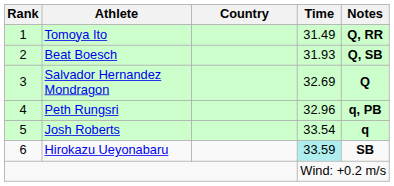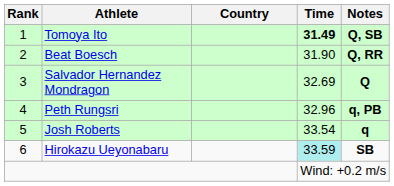(319, 34) normal -> (319, 34) bold
(365, 34) Q, RR -> (365, 34) Q, SB
(319, 55) 31.93 -> (319, 55) 31.90
(365, 55) Q, SB -> (365, 55) Q, RR
